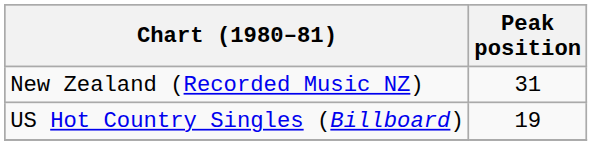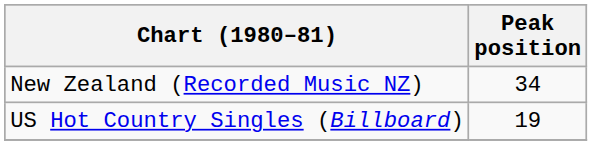(528, 85) 31 -> (528, 85) 34
